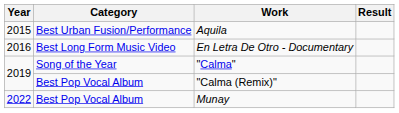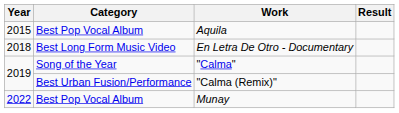(114, 30) Best Urban Fusion/Performance -> (90, 30) Best Pop Vocal Album
(19, 47) 2016 -> (19, 47) 2018
(90, 82) Best Pop Vocal Album -> (114, 82) Best Urban Fusion/Performance
